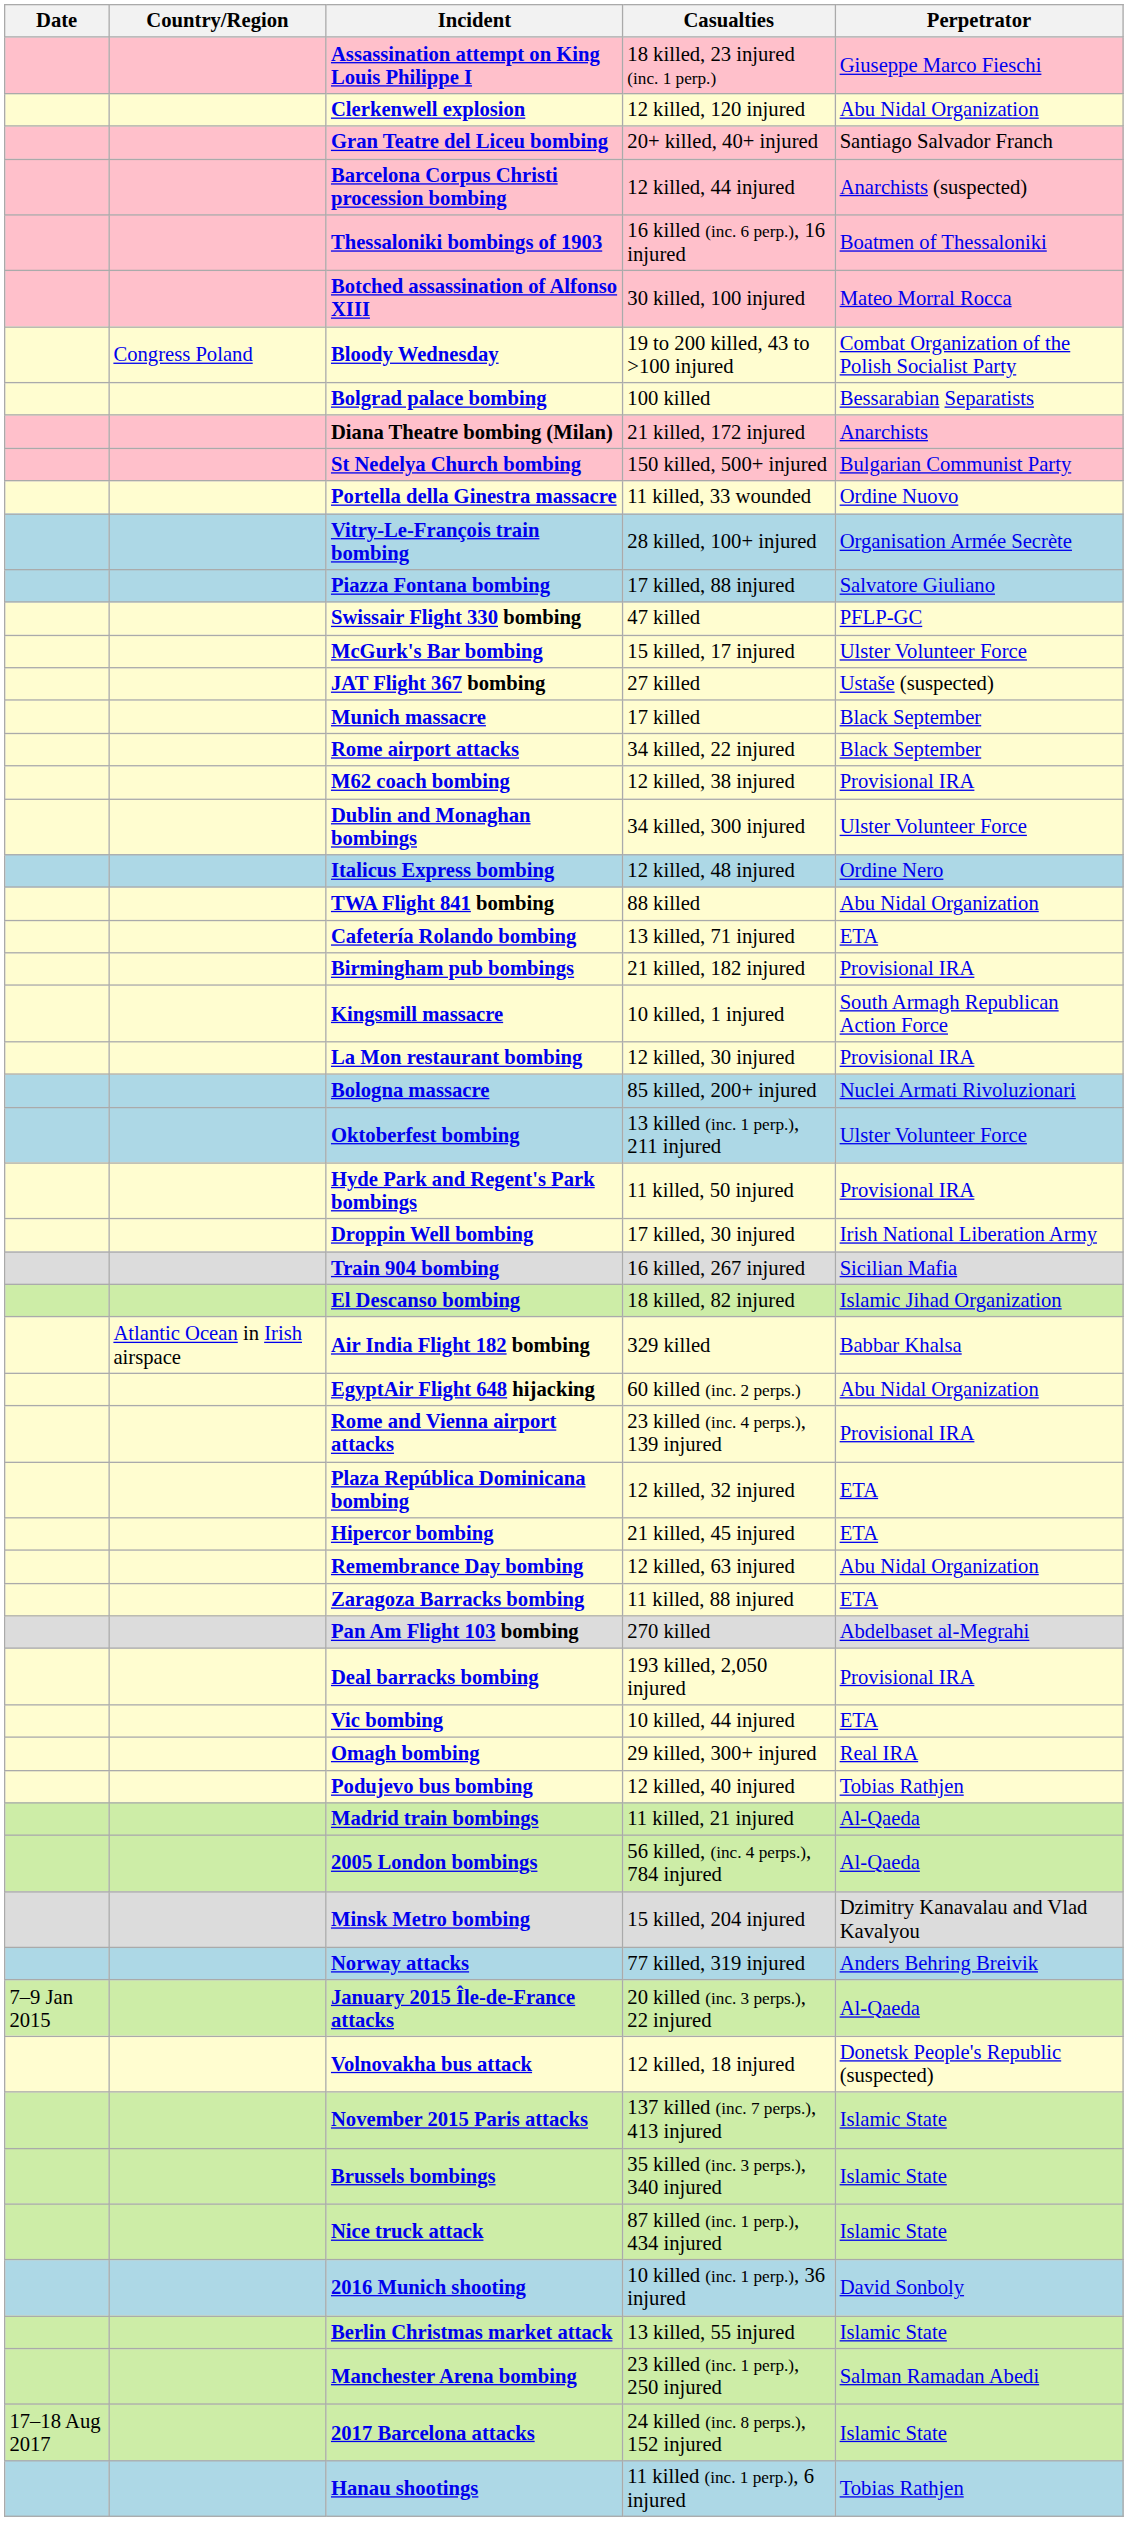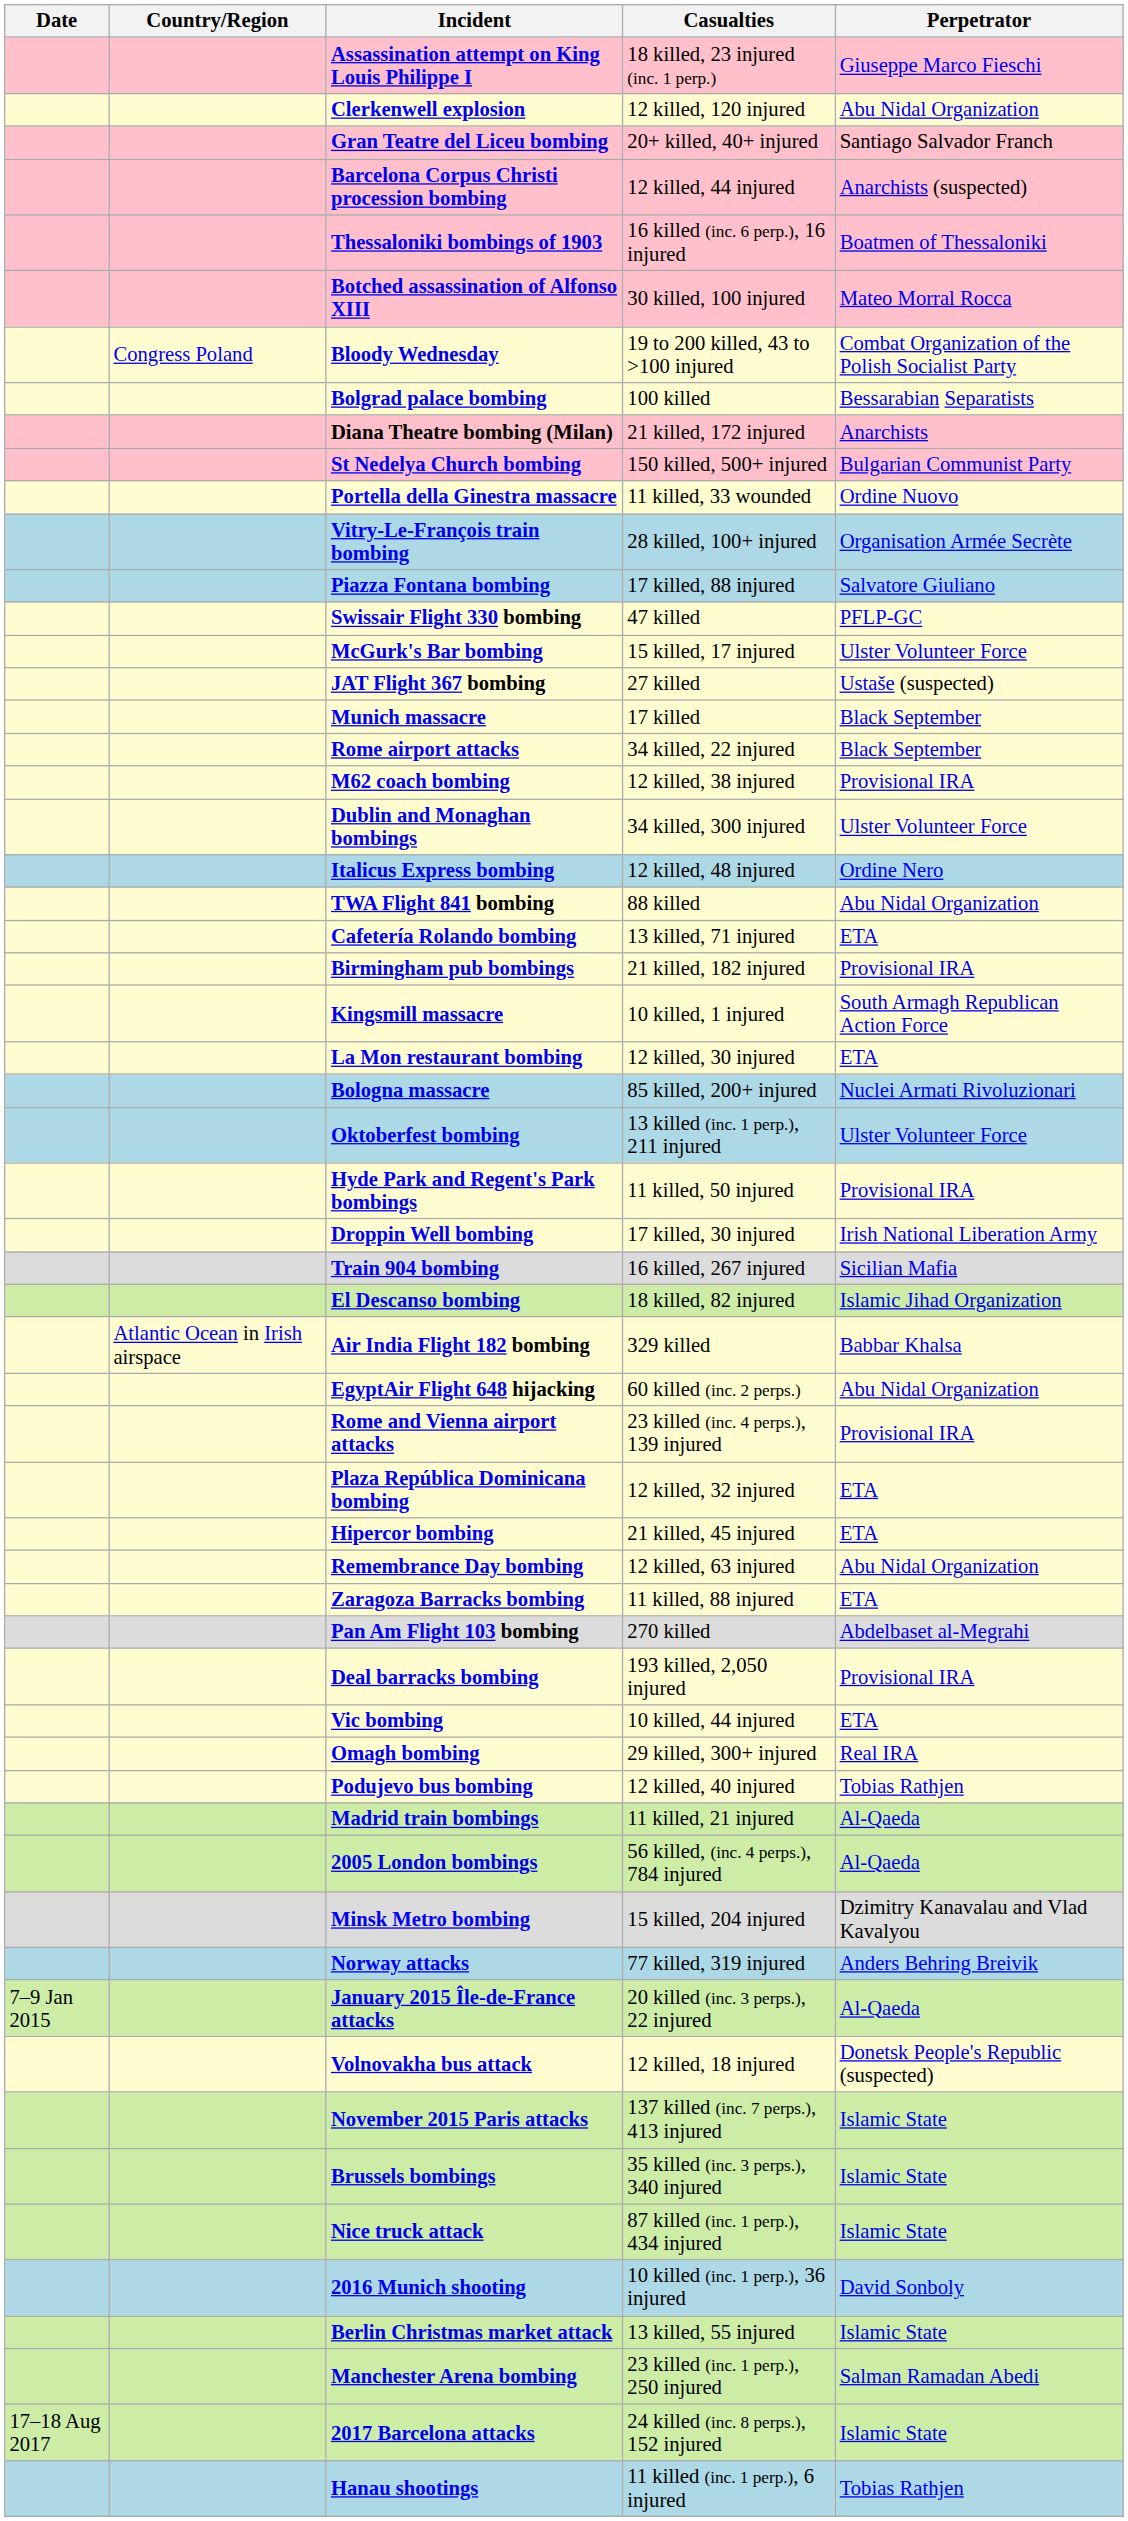(907, 1057) Provisional IRA -> (859, 1057) ETA
